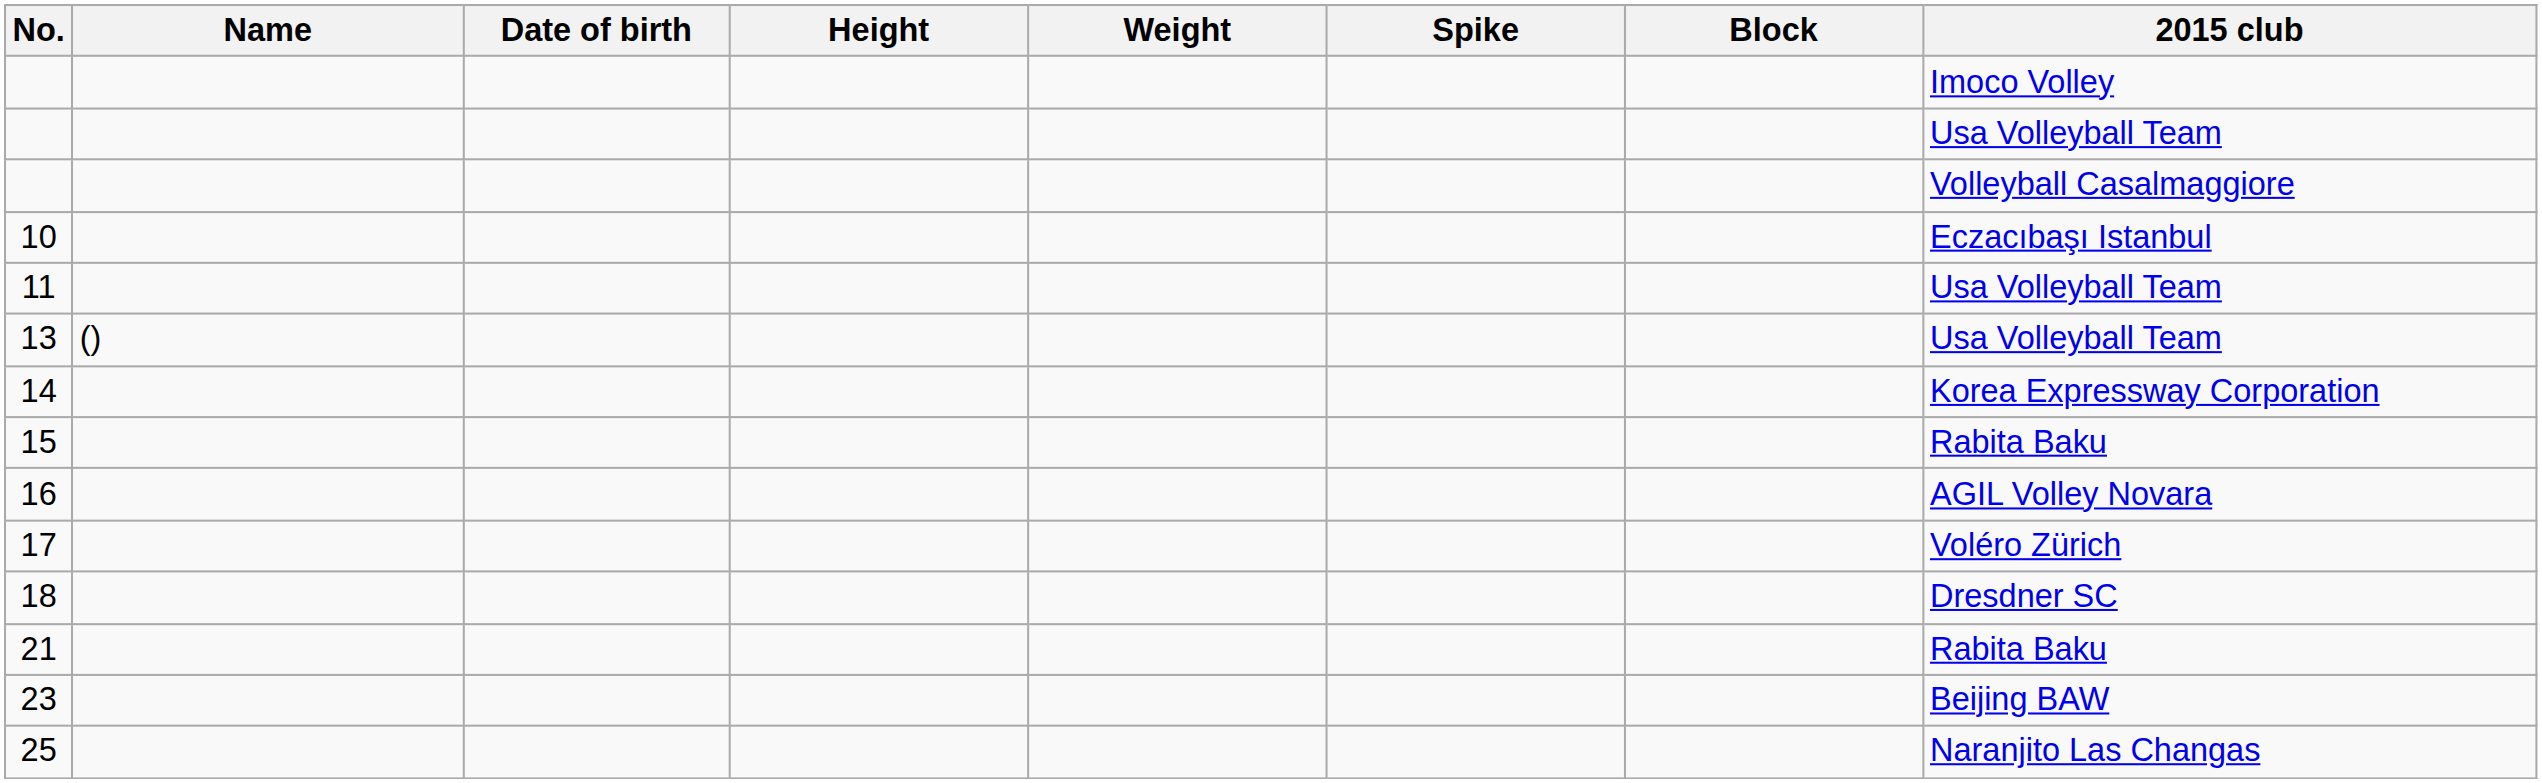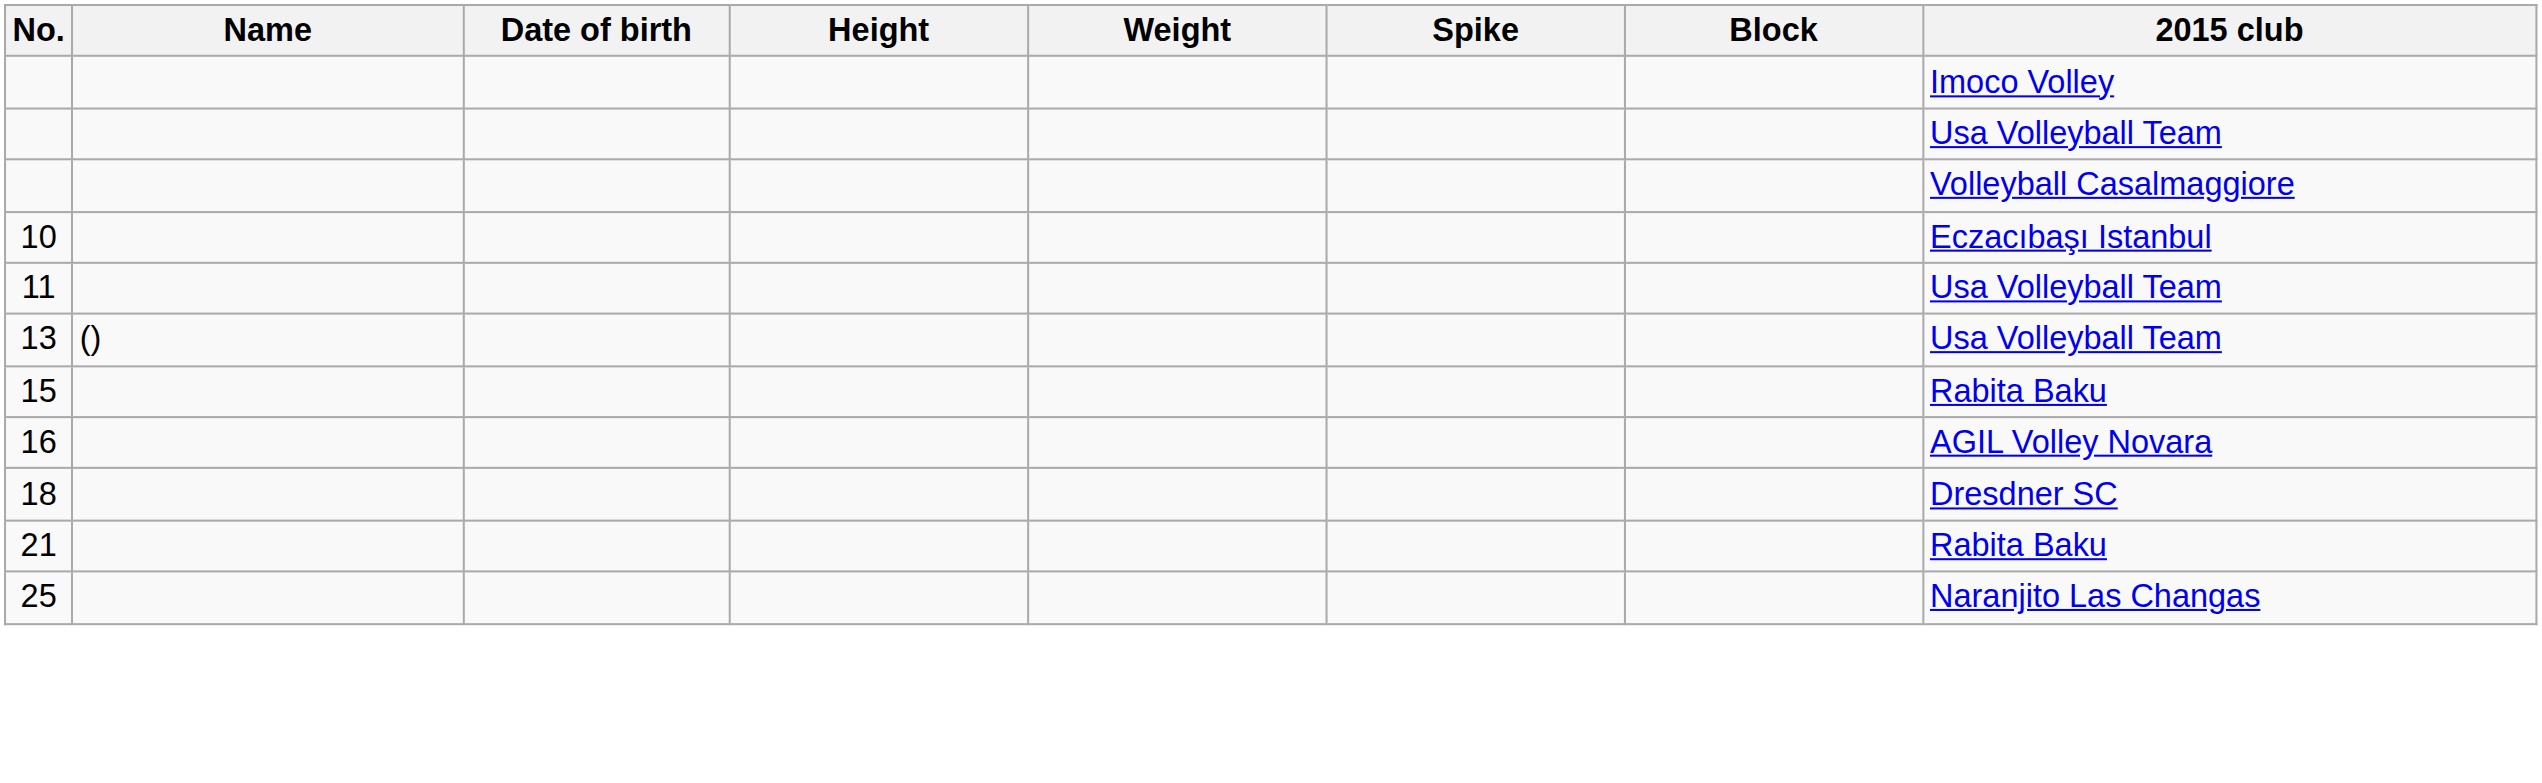- row: (39, 390)
- row: (39, 545)
- row: (39, 699)
